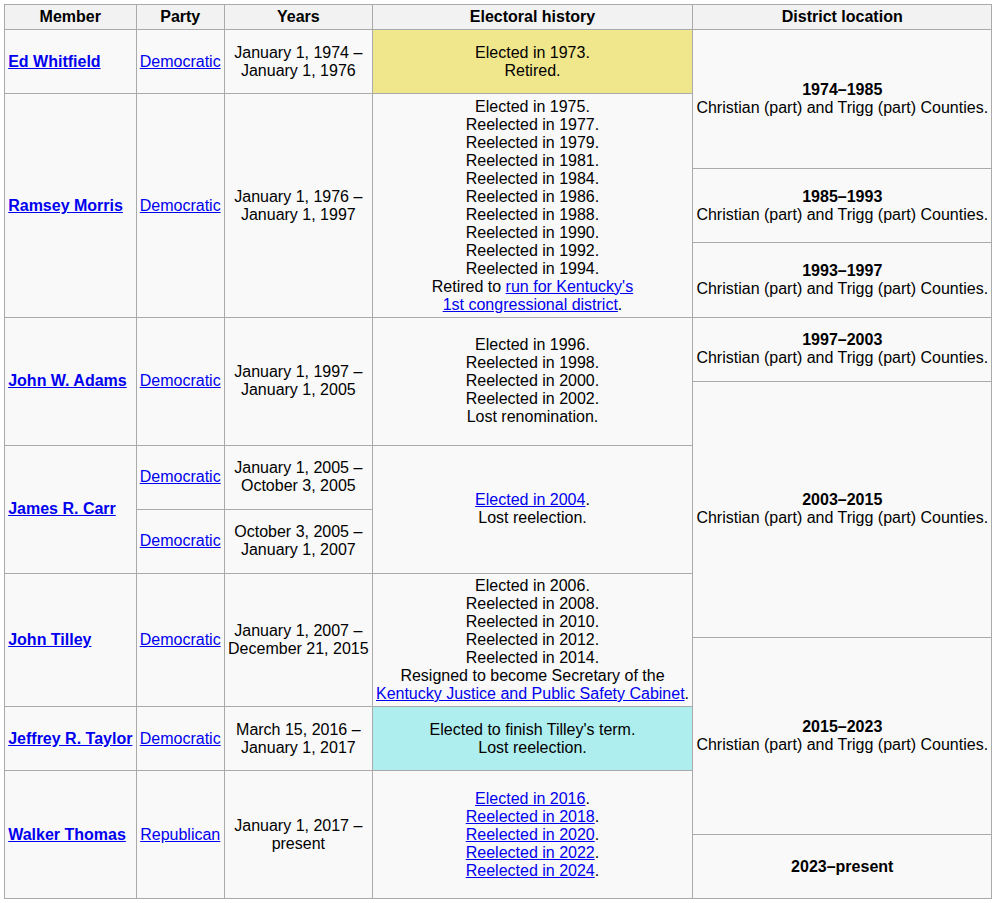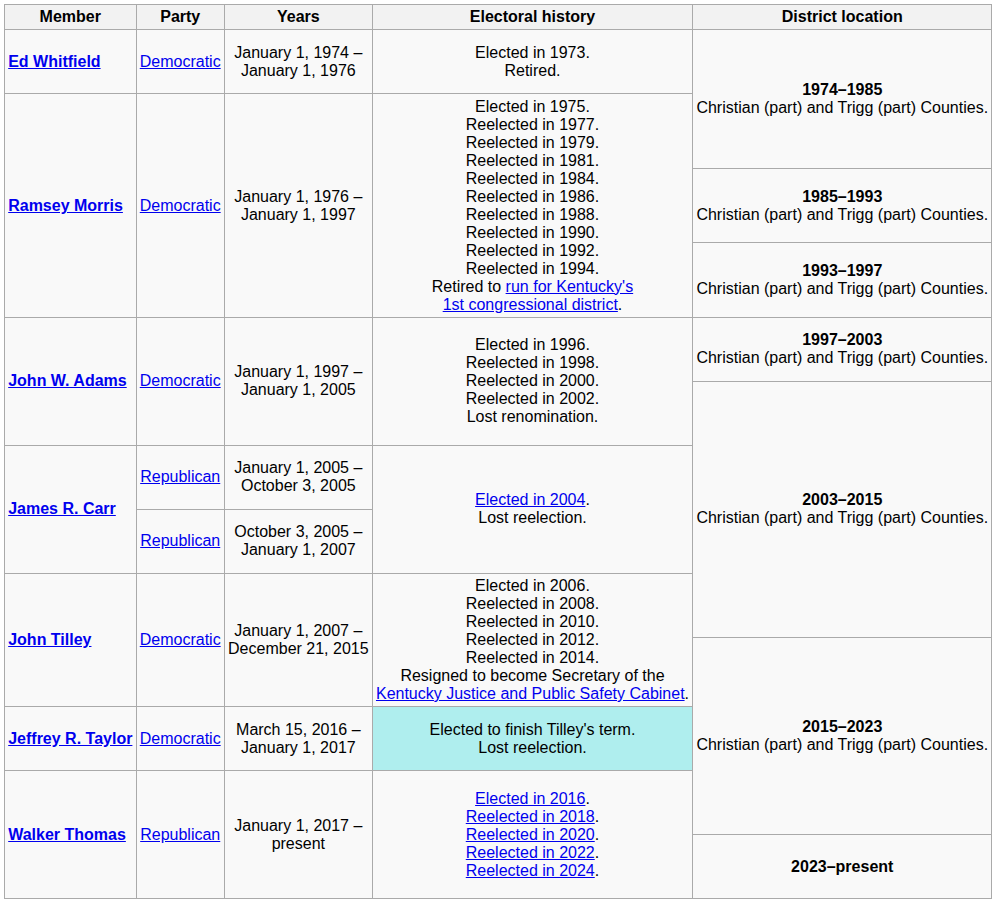(532, 61) khaki background -> (532, 61) no background
(180, 477) Democratic -> (180, 477) Republican
(180, 541) Democratic -> (180, 541) Republican
